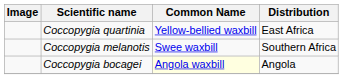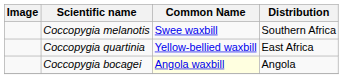rows swapped: (94, 30) <-> (97, 47)
